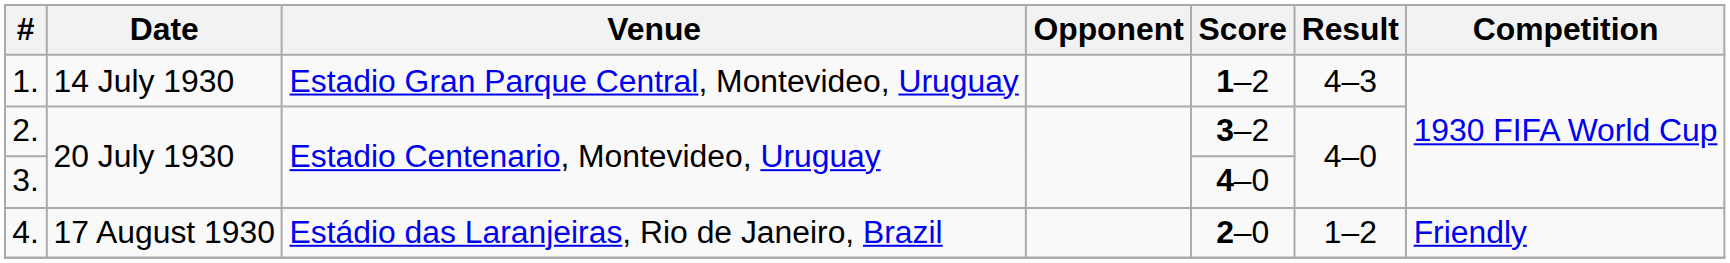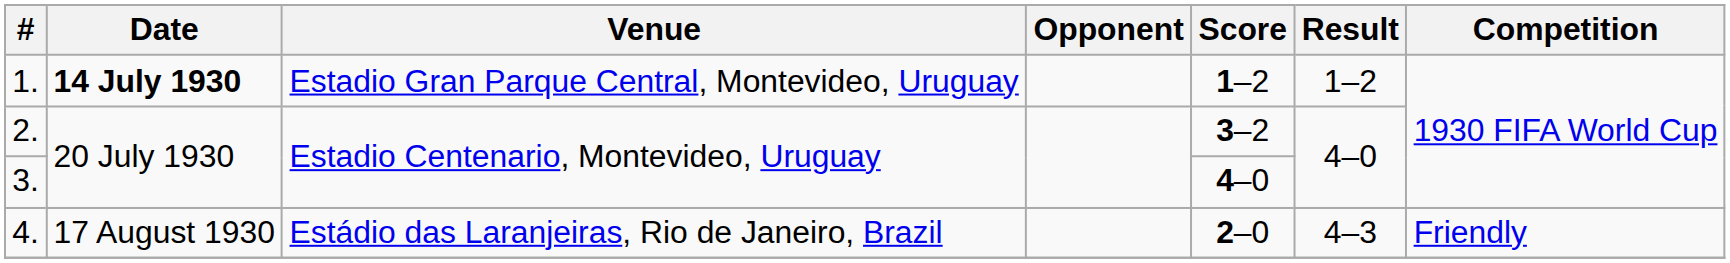(144, 80) normal -> (147, 80) bold
(1350, 80) 4–3 -> (1350, 80) 1–2
(1350, 231) 1–2 -> (1350, 231) 4–3
